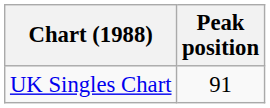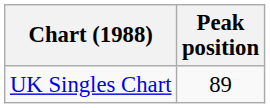(221, 84) 91 -> (221, 84) 89
